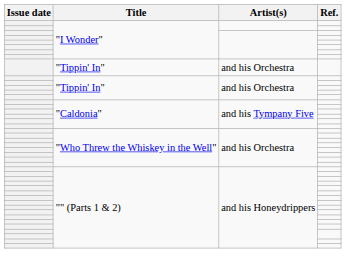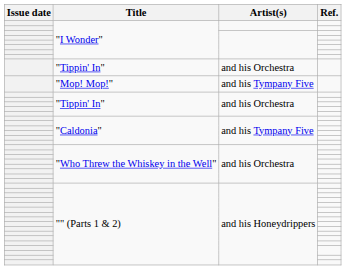+ row: (84, 84)
